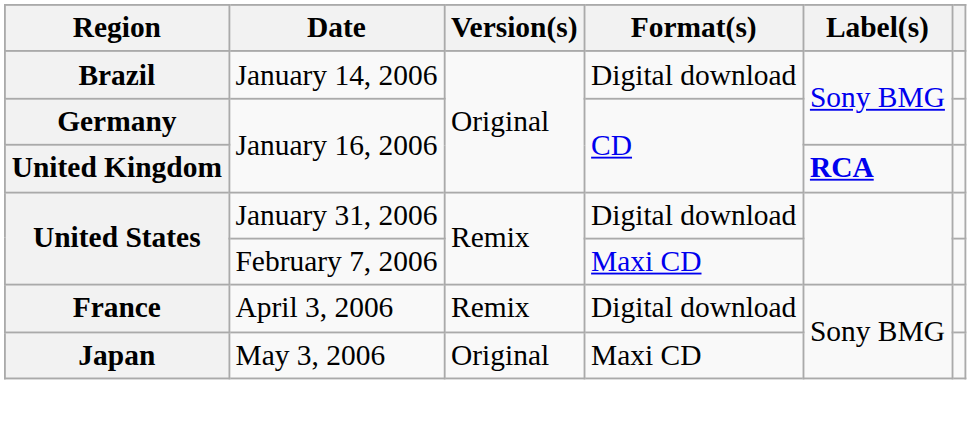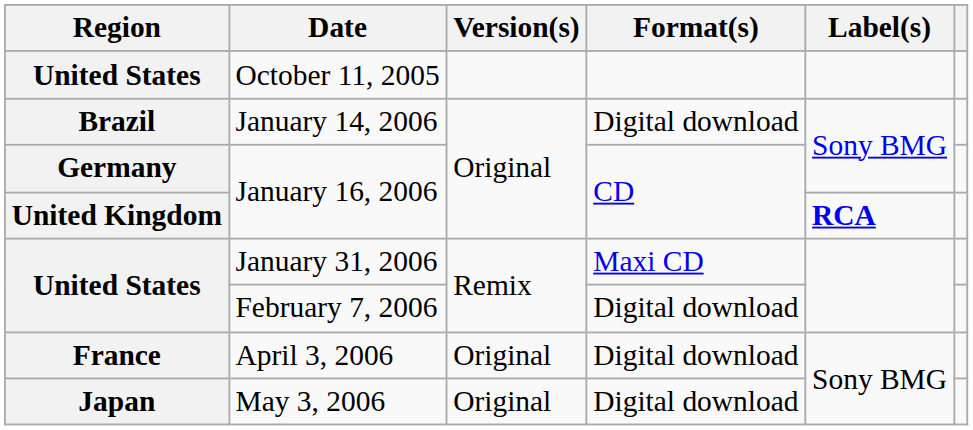+ row: (117, 74)
(694, 214) Digital download -> (648, 261) Maxi CD
(646, 261) Maxi CD -> (696, 307) Digital download
(490, 307) Remix -> (502, 354) Original
(646, 354) Maxi CD -> (696, 401) Digital download
